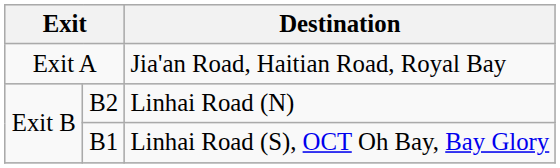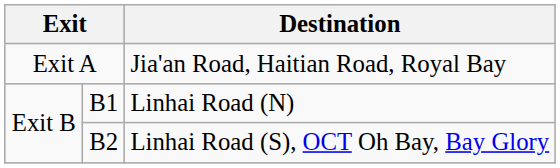(104, 102) B2 -> (104, 102) B1
(104, 142) B1 -> (104, 142) B2
